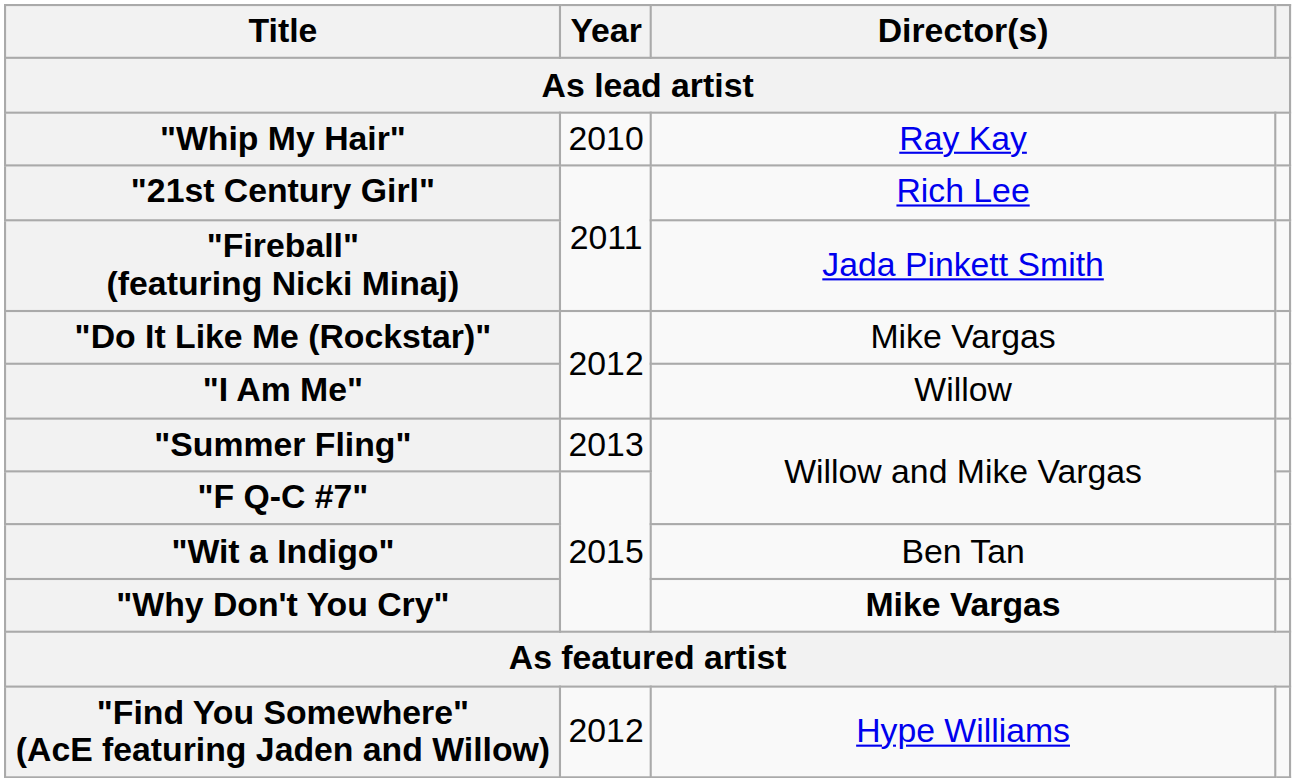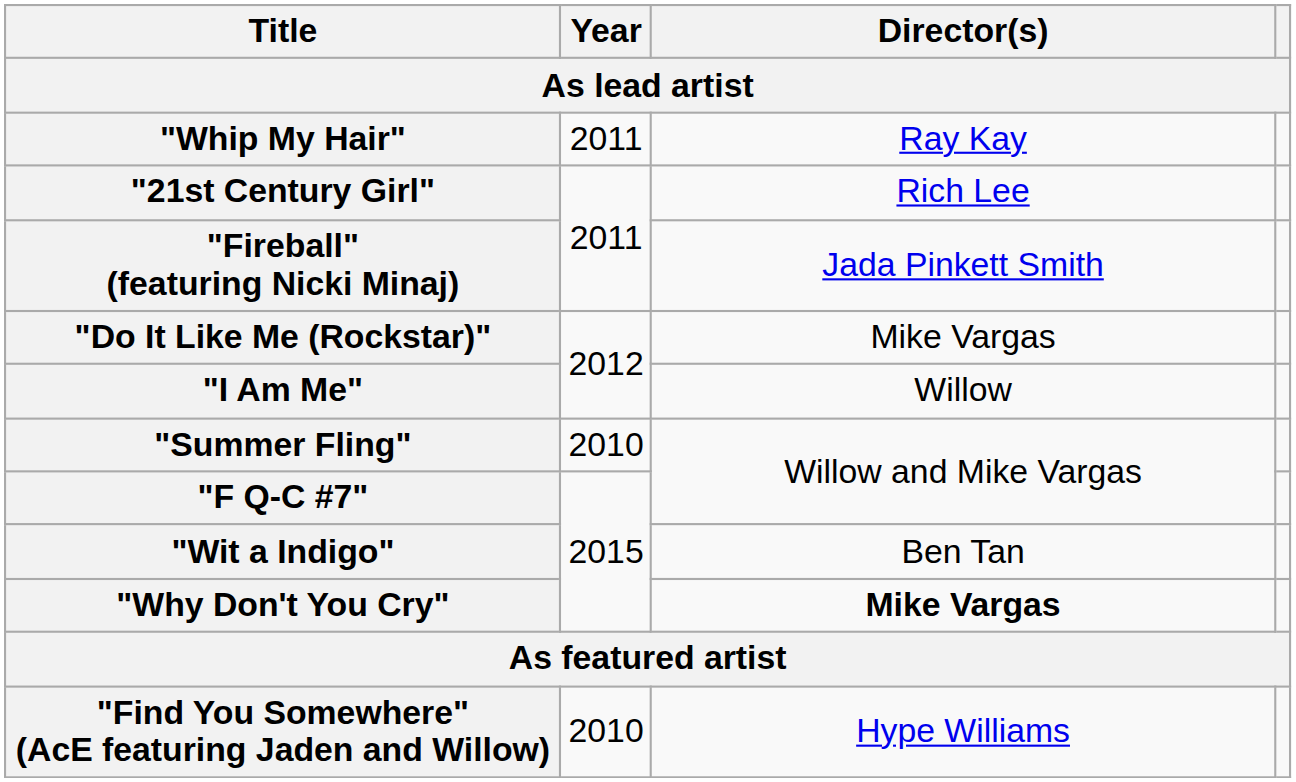(606, 138) 2010 -> (606, 138) 2011
(606, 444) 2013 -> (606, 444) 2010
(606, 730) 2012 -> (606, 730) 2010
